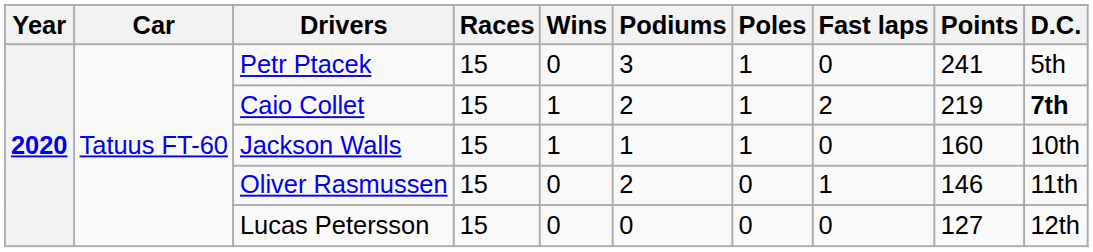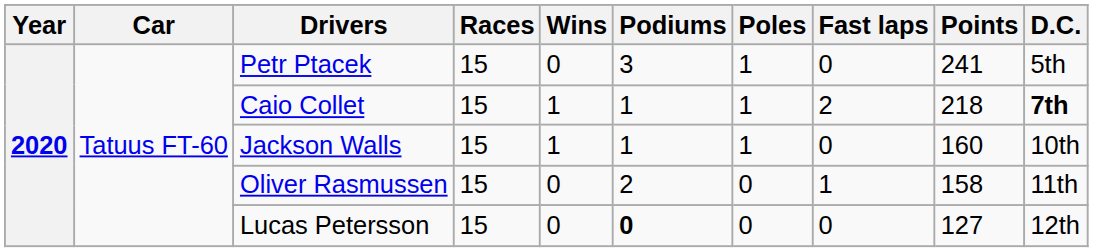(626, 105) 2 -> (626, 105) 1
(962, 105) 219 -> (962, 105) 218
(962, 185) 146 -> (962, 185) 158
(626, 225) normal -> (626, 225) bold
